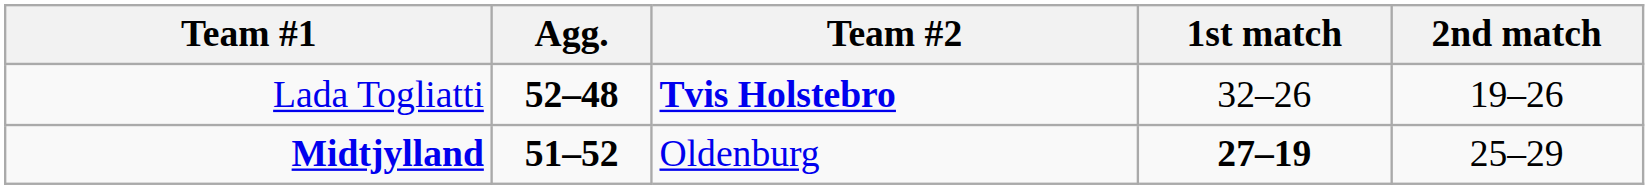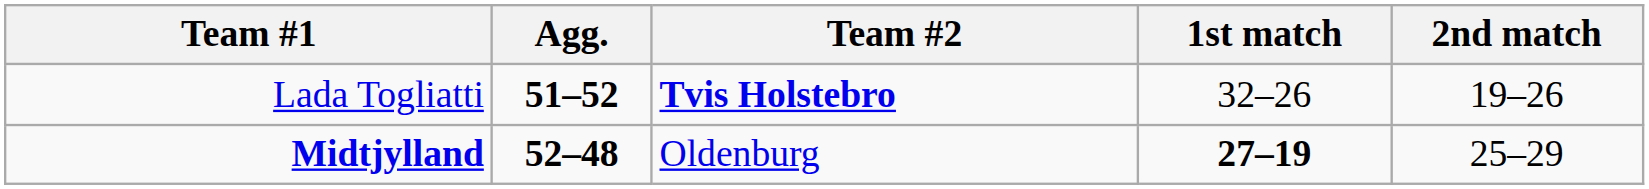(572, 93) 52–48 -> (572, 93) 51–52
(572, 153) 51–52 -> (572, 153) 52–48
